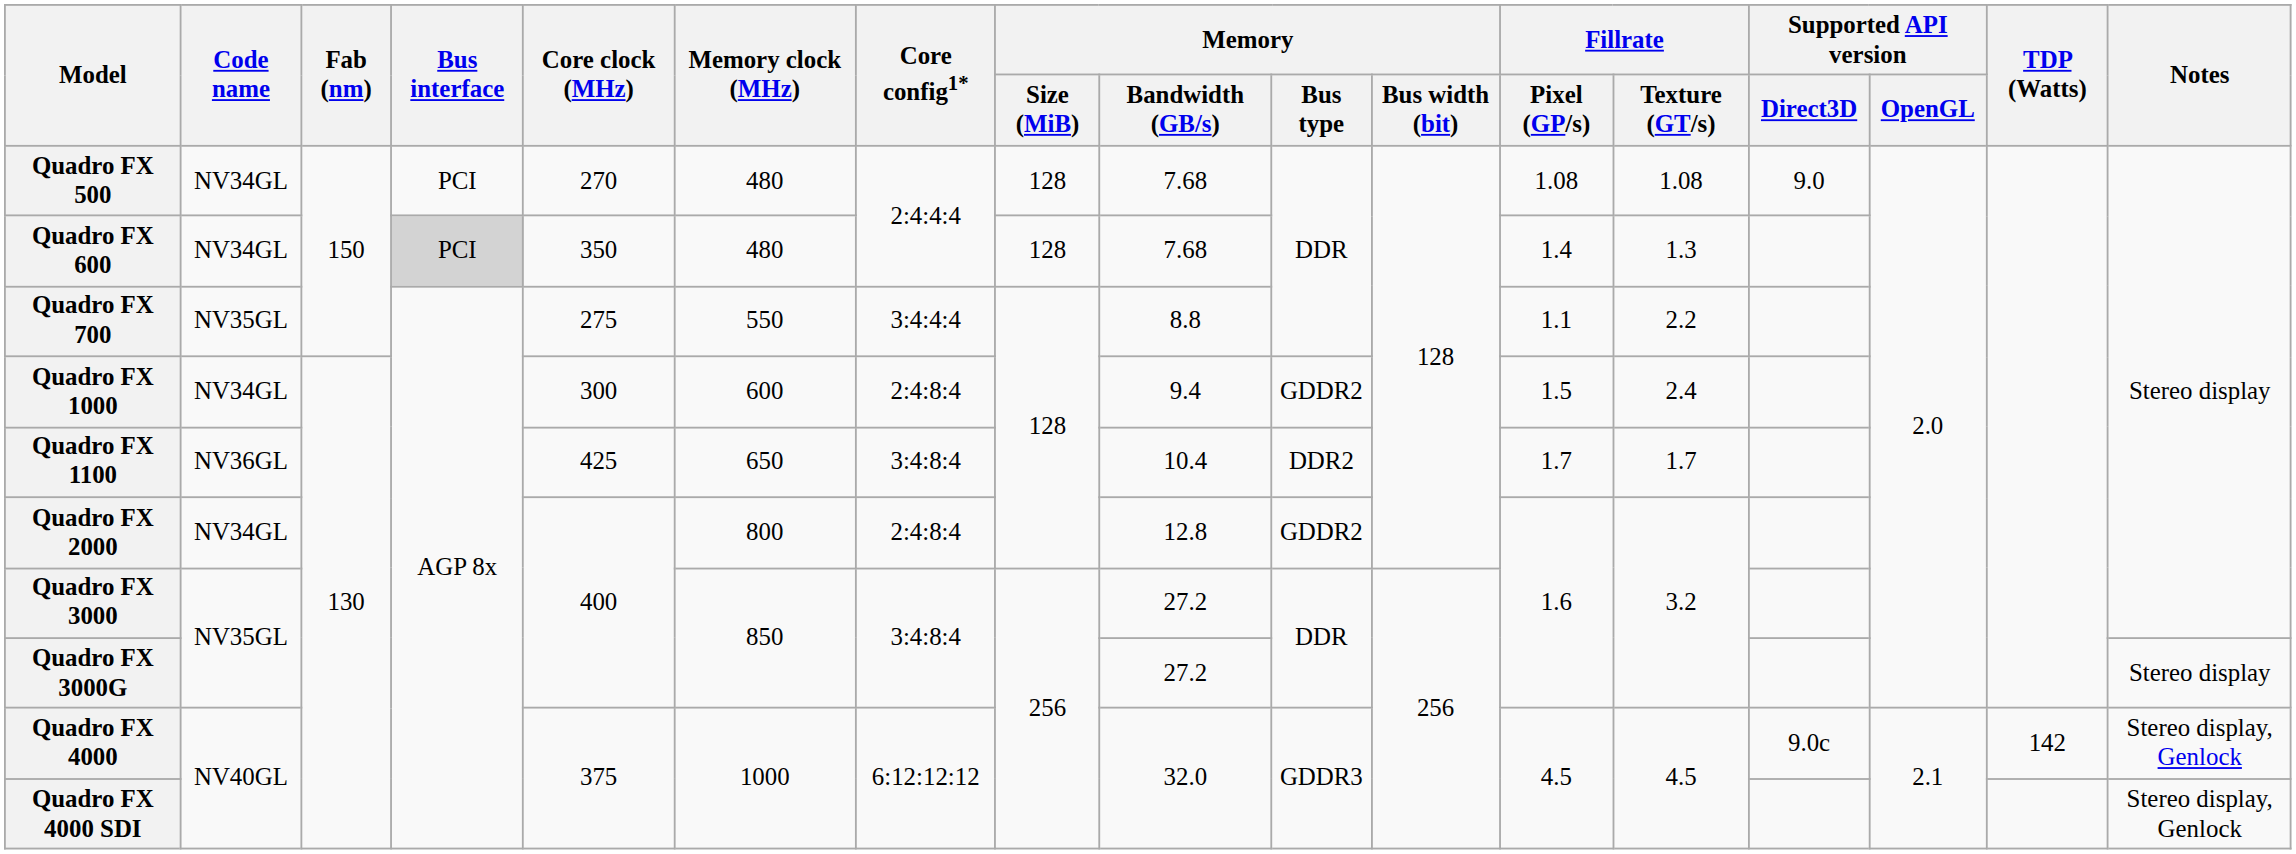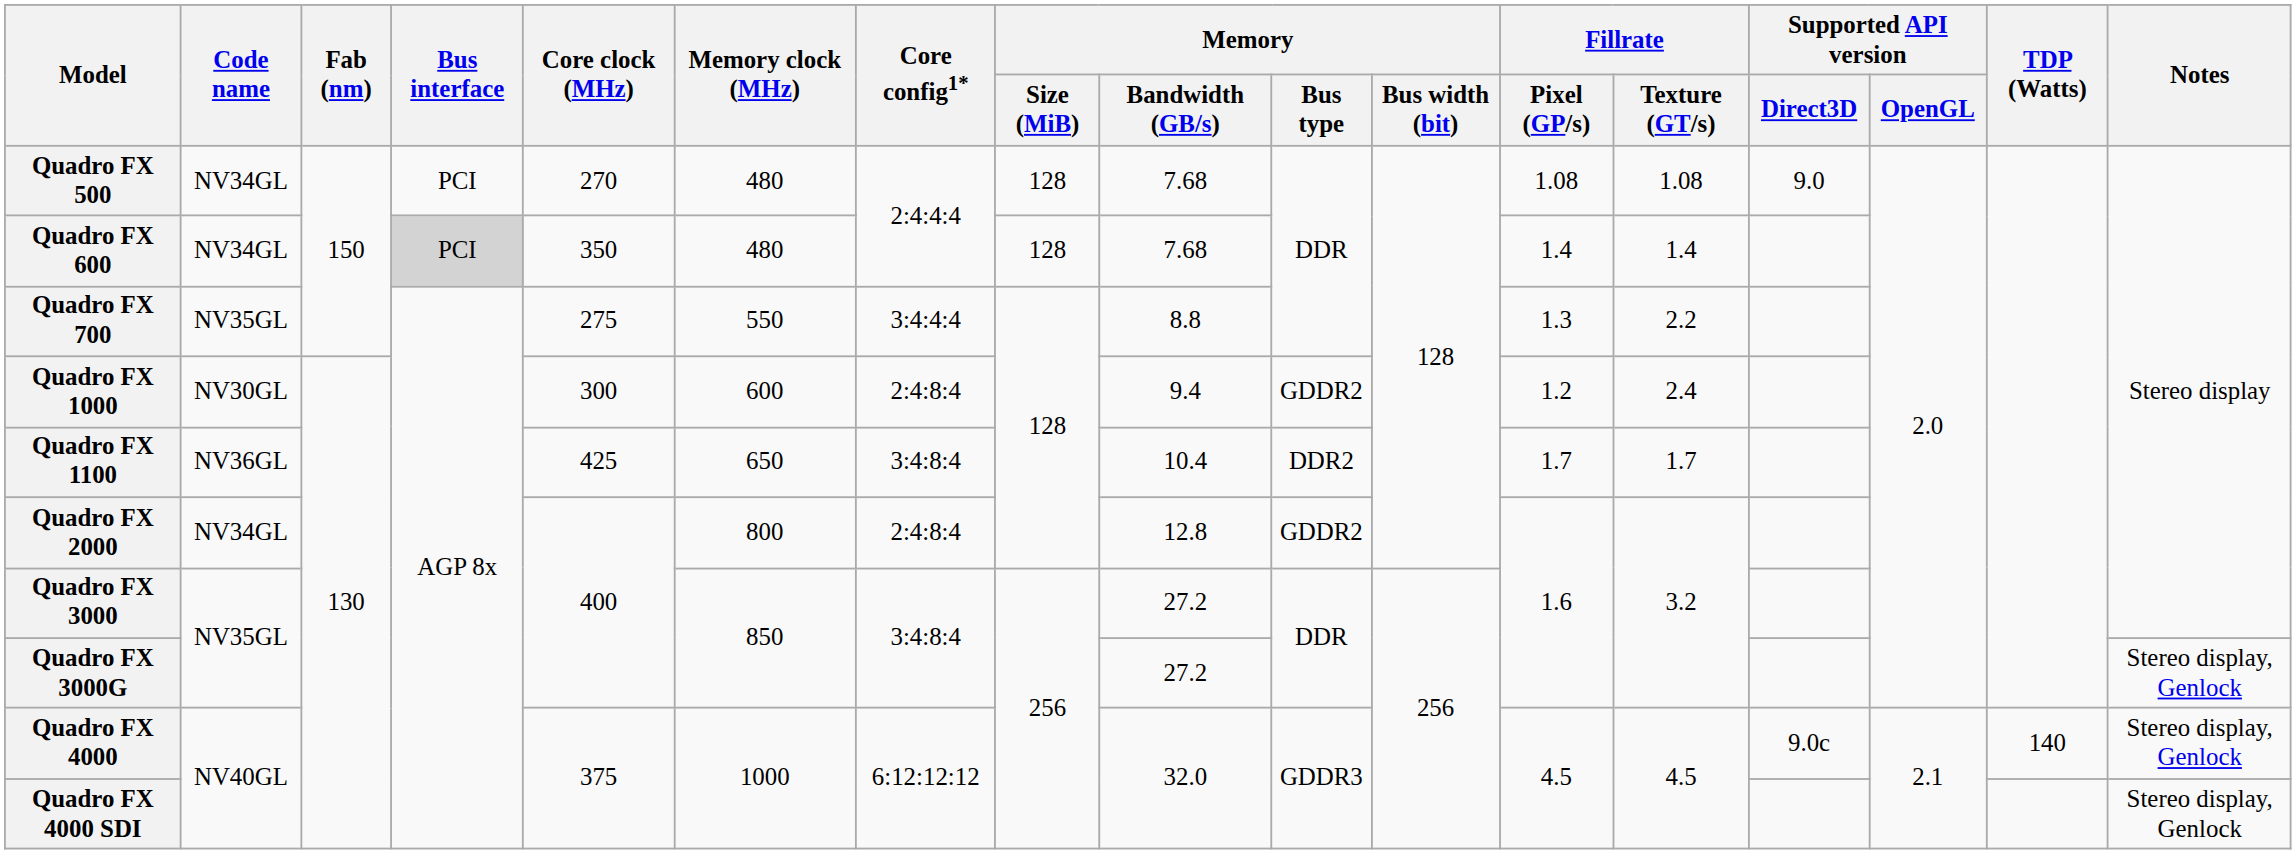(1681, 250) 1.3 -> (1681, 250) 1.4
(1556, 320) 1.1 -> (1556, 320) 1.3
(241, 390) NV34GL -> (241, 390) NV30GL
(1556, 390) 1.5 -> (1556, 390) 1.2
(2200, 672) Stereo display -> (2200, 672) Stereo display, Genlock
(2047, 742) 142 -> (2047, 742) 140
